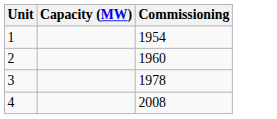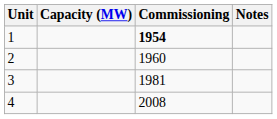+ column: (252, 15)
(152, 37) normal -> (152, 37) bold
(152, 80) 1978 -> (152, 80) 1981
